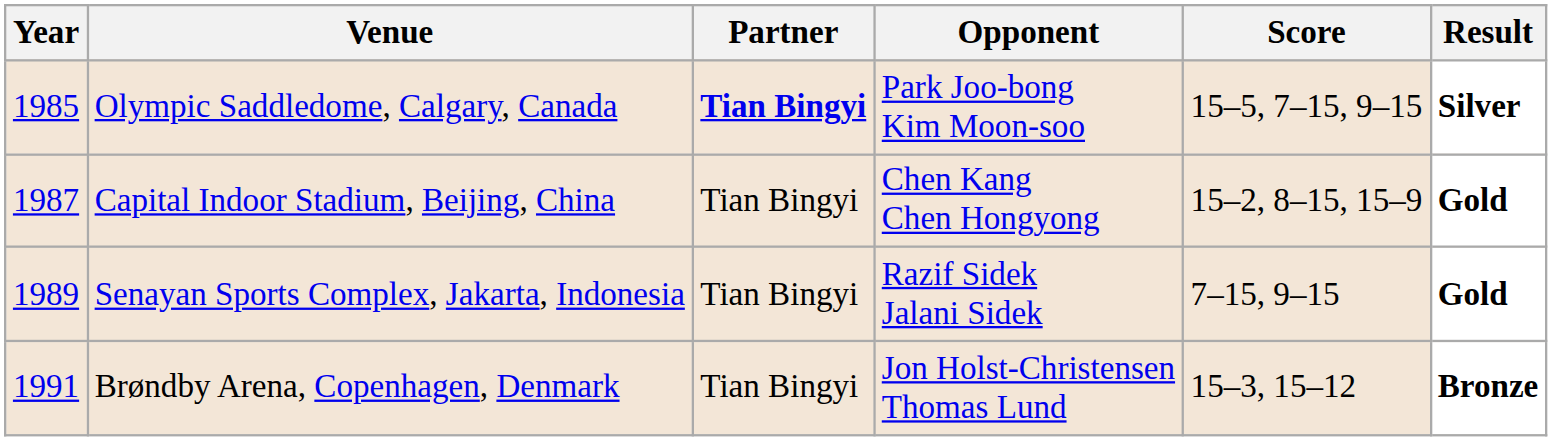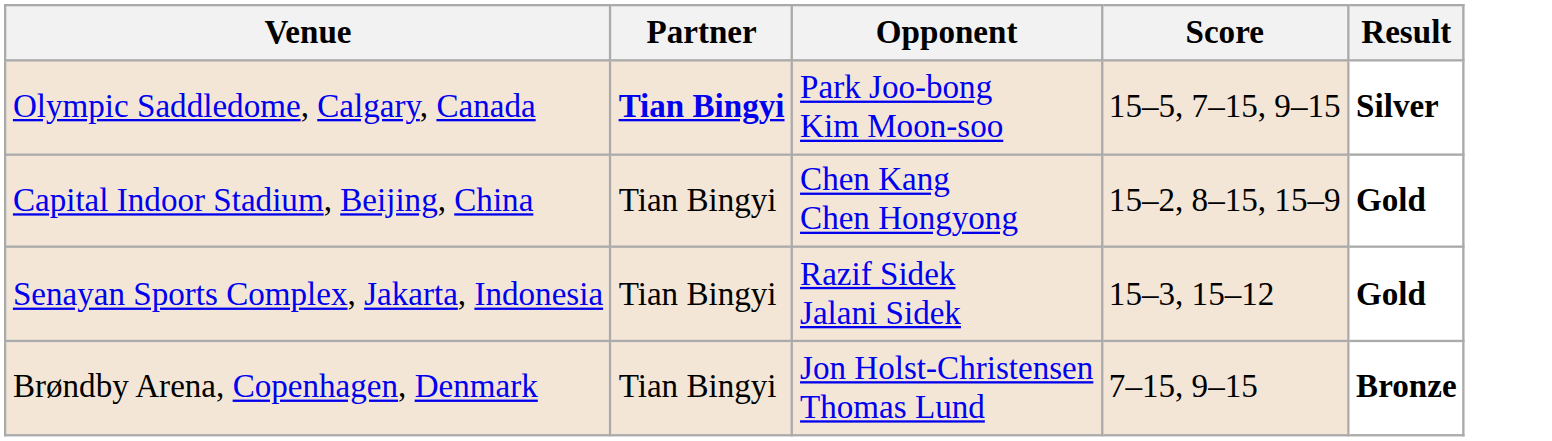- column: (46, 32)
(1265, 293) 7–15, 9–15 -> (1192, 293) 15–3, 15–12
(1273, 387) 15–3, 15–12 -> (1183, 387) 7–15, 9–15
